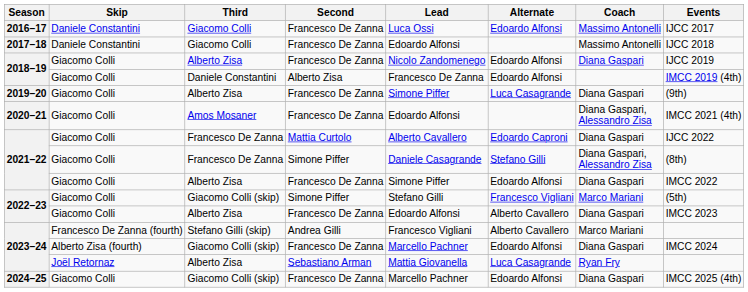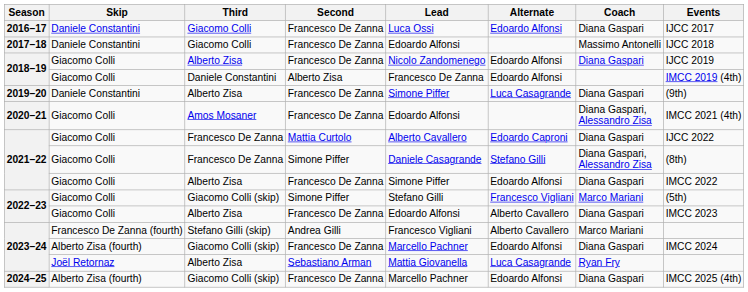(620, 28) Massimo Antonelli -> (611, 28) Diana Gaspari
(83, 93) Giacomo Colli -> (96, 93) Daniele Constantini
(83, 279) Giacomo Colli -> (97, 279) Alberto Zisa (fourth)
